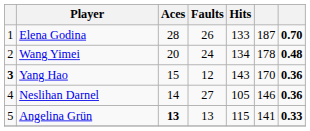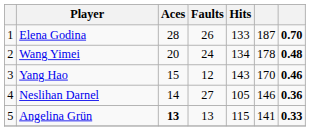(10, 75) bold -> (10, 75) normal
(292, 75) 0.36 -> (292, 75) 0.46
